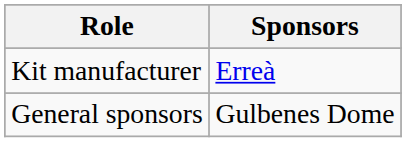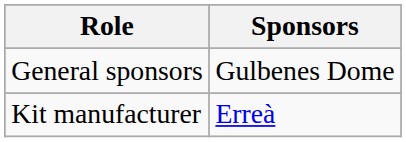rows swapped: (107, 114) <-> (106, 70)
